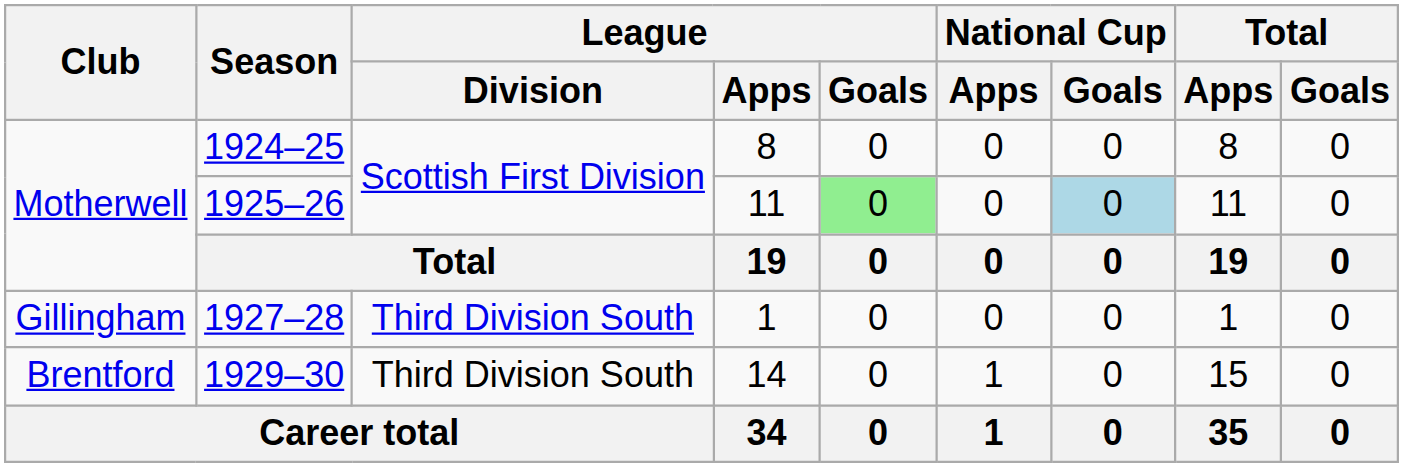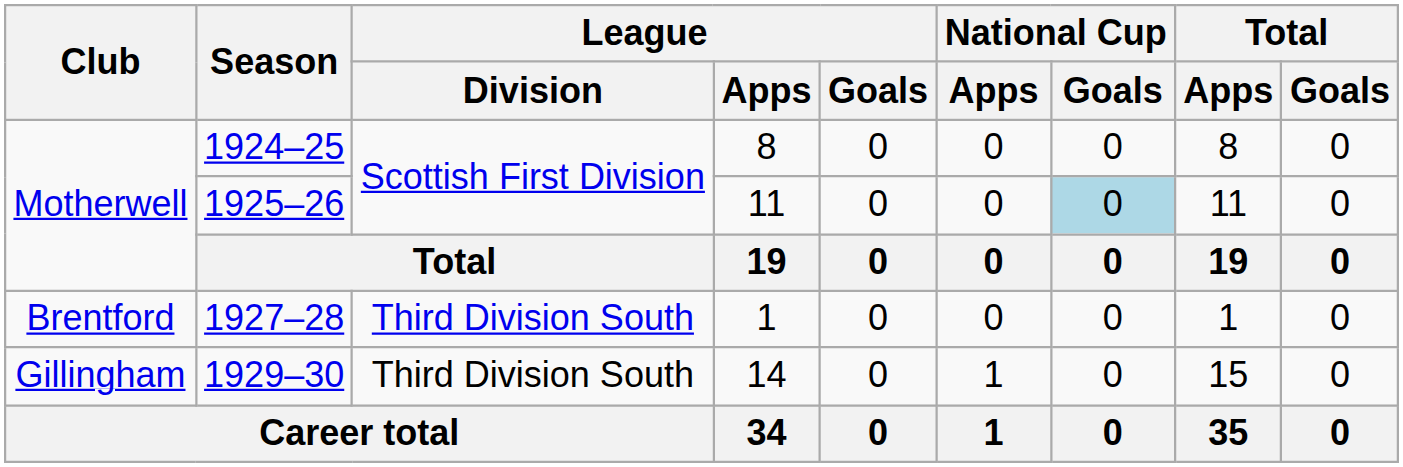(878, 204) lightgreen background -> (878, 204) no background
(100, 318) Gillingham -> (100, 318) Brentford
(100, 375) Brentford -> (100, 375) Gillingham
